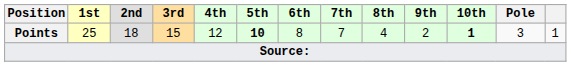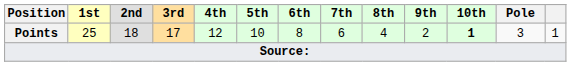(173, 33) 15 -> (173, 33) 17
(257, 33) bold -> (257, 33) normal
(341, 33) 7 -> (341, 33) 6
